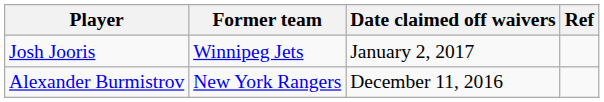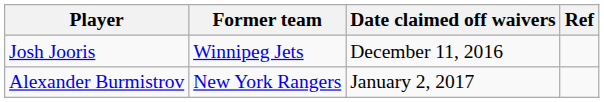(412, 50) January 2, 2017 -> (427, 50) December 11, 2016
(427, 81) December 11, 2016 -> (412, 81) January 2, 2017
